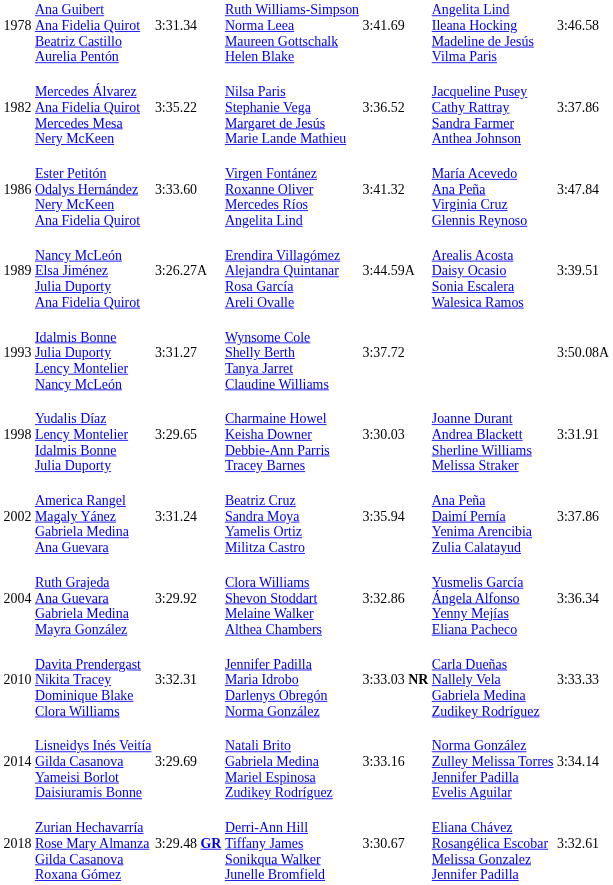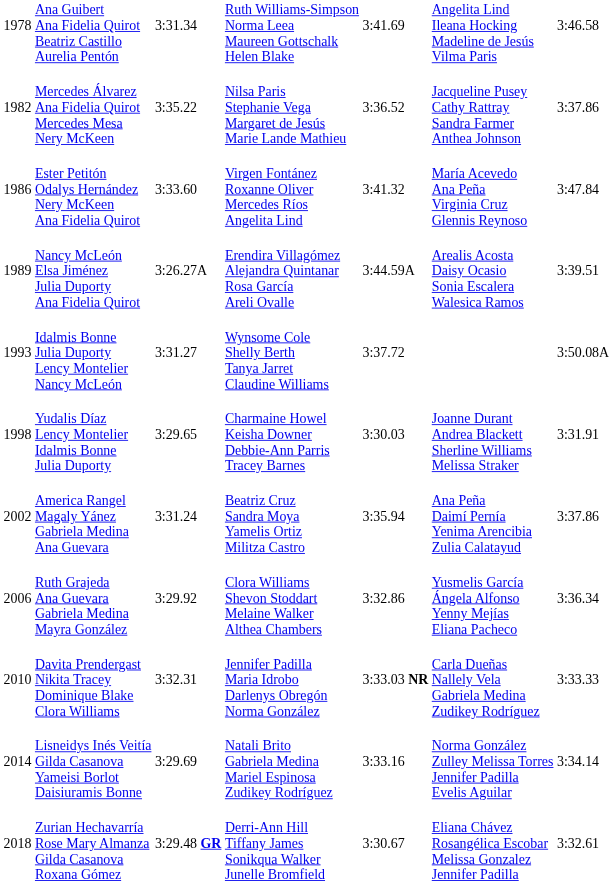(18, 598) 2004 -> (18, 598) 2006
